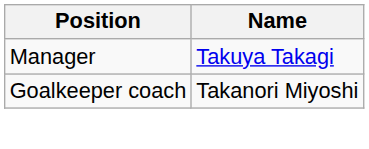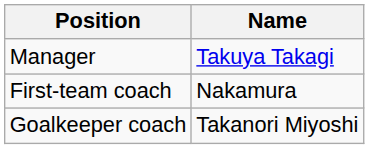+ row: (91, 90)
